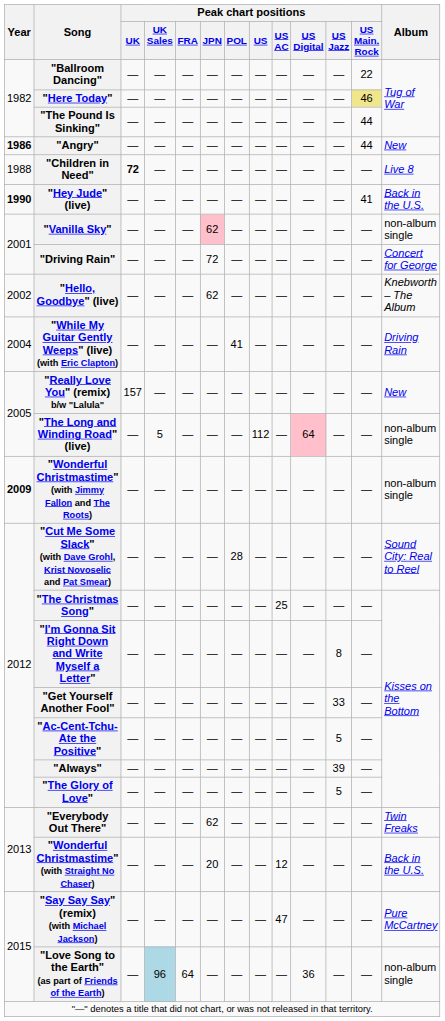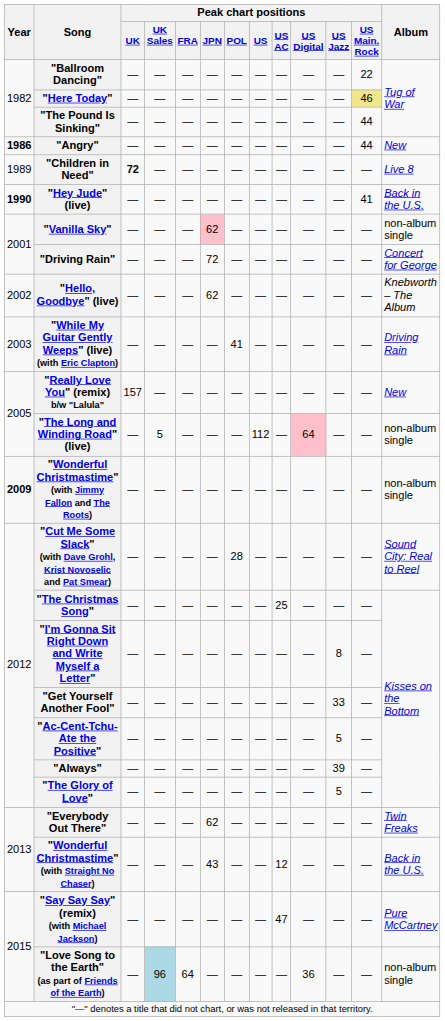(19, 169) 1988 -> (19, 169) 1989
(19, 344) 2004 -> (19, 344) 2003
(212, 864) 20 -> (212, 864) 43
